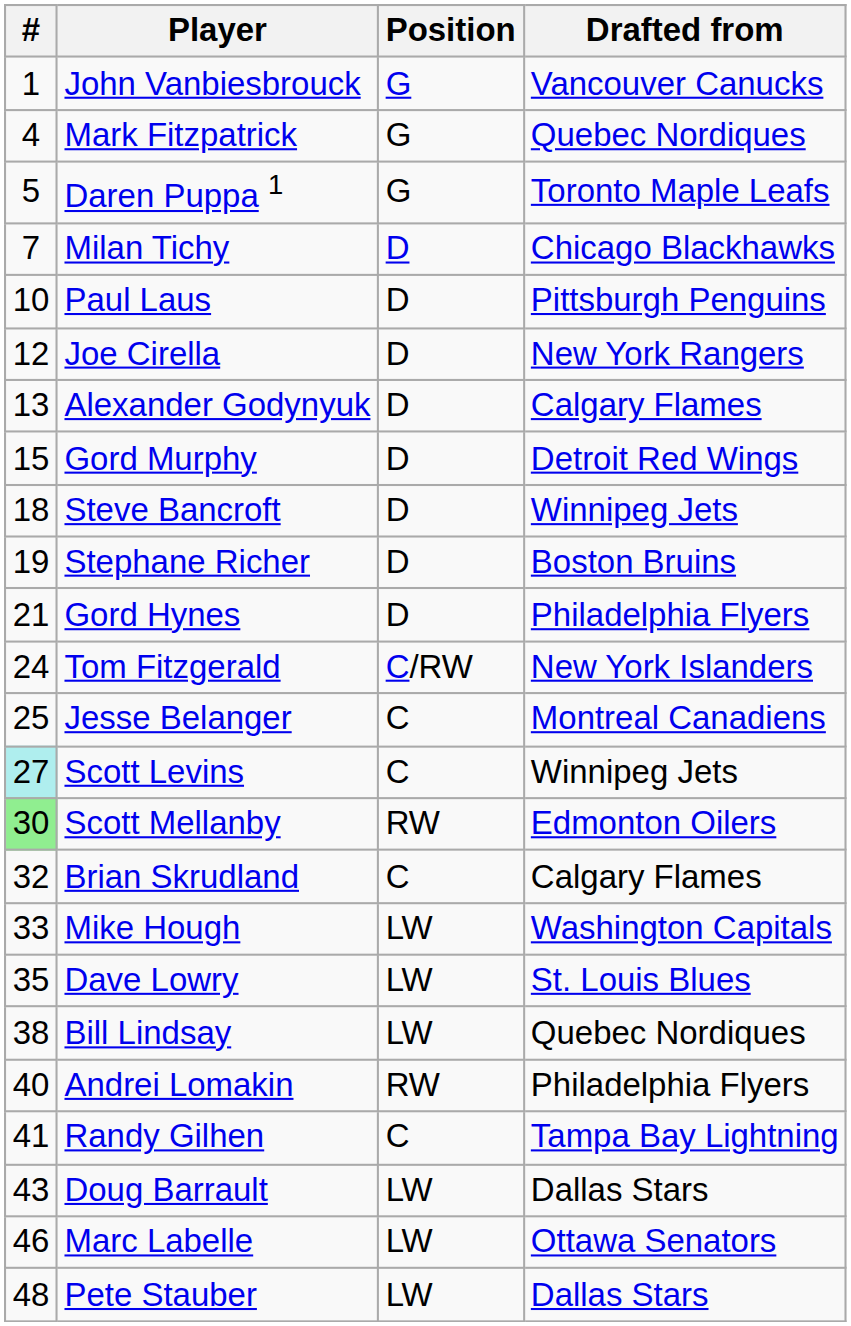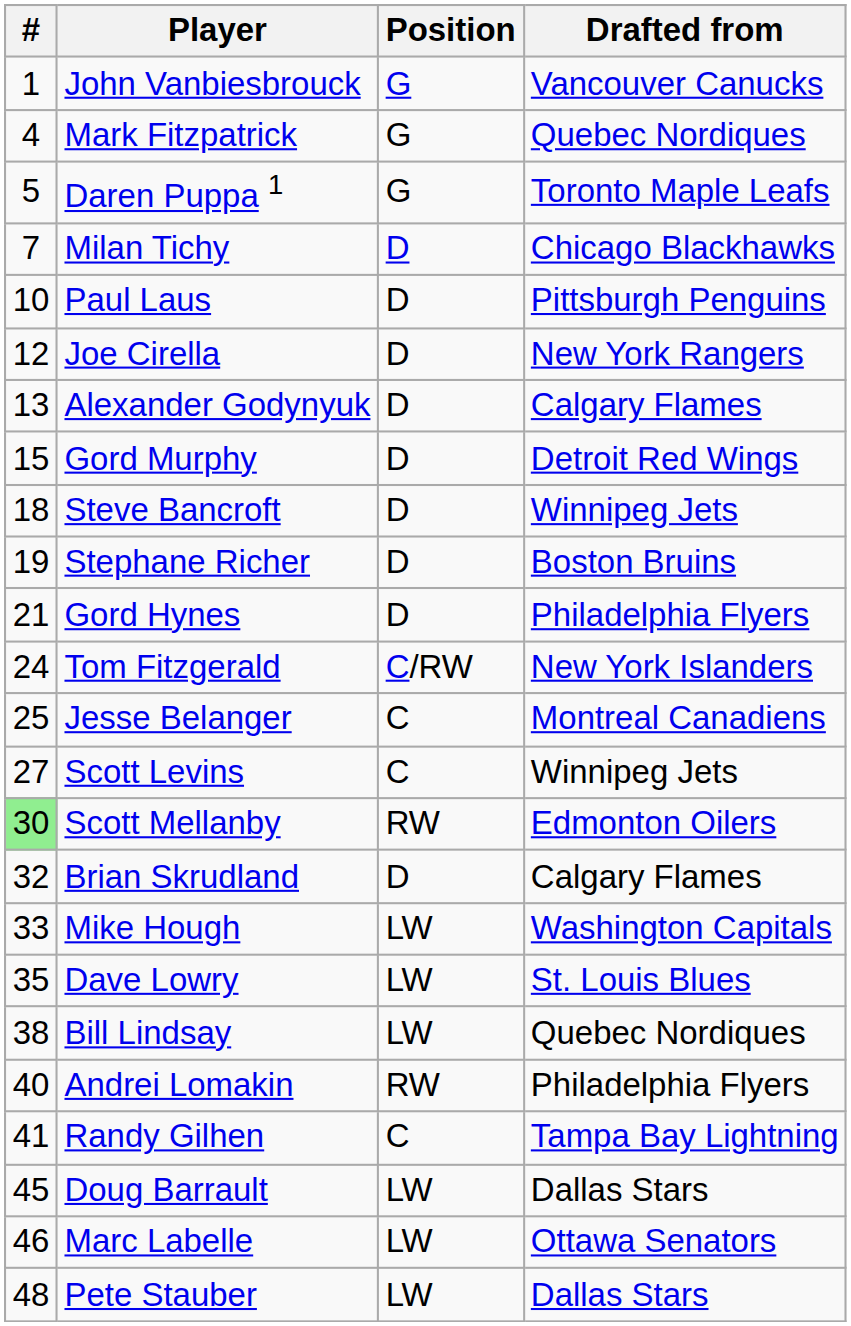(31, 771) paleturquoise background -> (31, 771) no background
(398, 875) C -> (398, 875) D
(31, 1189) 43 -> (31, 1189) 45
